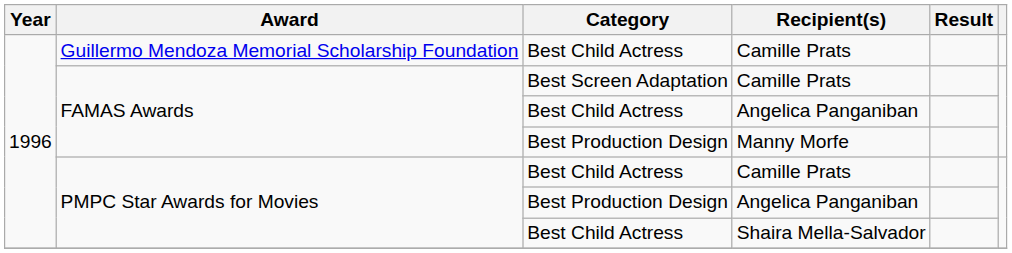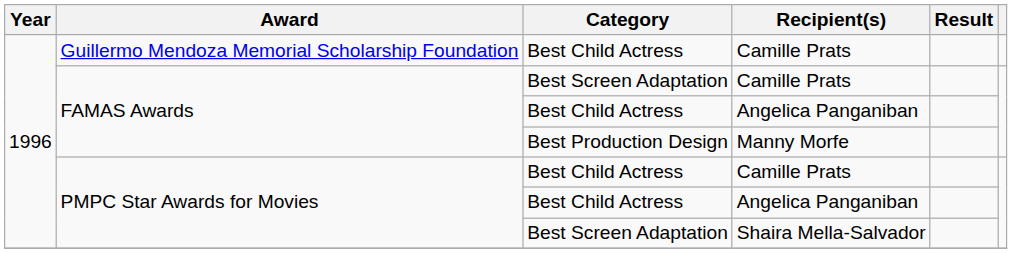(628, 202) Best Production Design -> (605, 202) Best Child Actress
(605, 232) Best Child Actress -> (628, 232) Best Screen Adaptation
